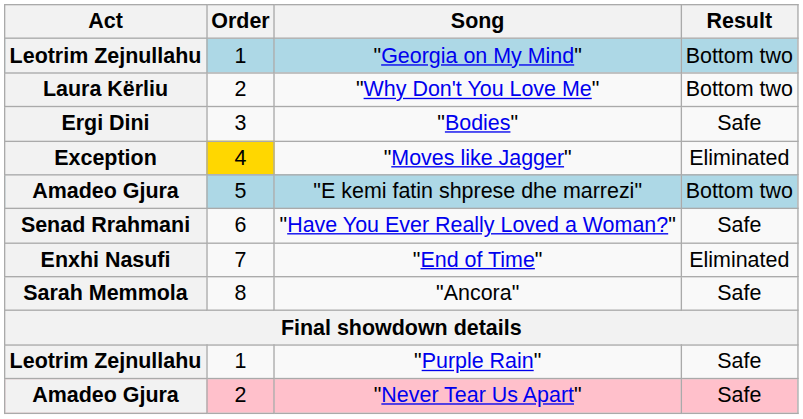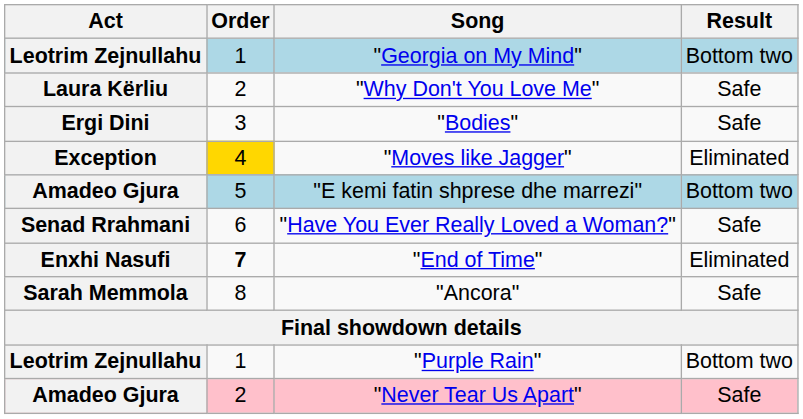(739, 89) Bottom two -> (739, 89) Safe
(240, 259) normal -> (240, 259) bold
(739, 361) Safe -> (739, 361) Bottom two
